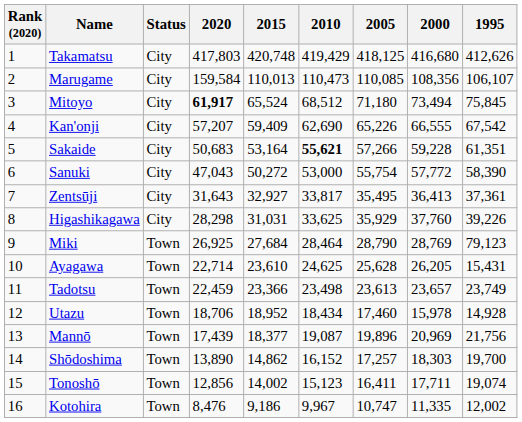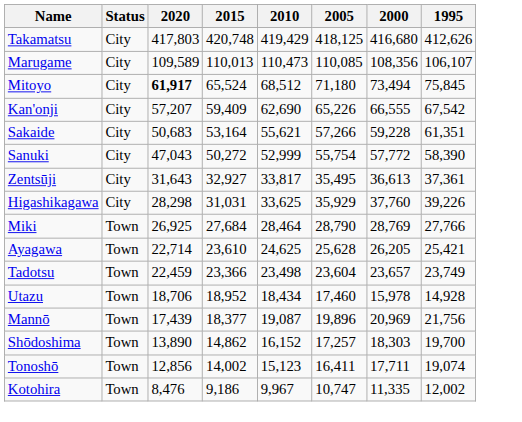- column: (25, 24)
(217, 79) 159,584 -> (175, 62) 109,589
(322, 149) bold -> (281, 132) normal
(322, 172) 53,000 -> (281, 156) 52,999
(431, 196) 36,413 -> (390, 179) 36,613
(486, 242) 79,123 -> (445, 226) 27,766
(486, 266) 15,431 -> (445, 249) 25,421
(377, 289) 23,613 -> (336, 272) 23,604
